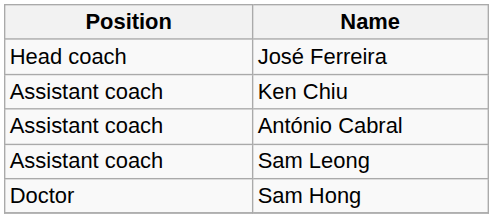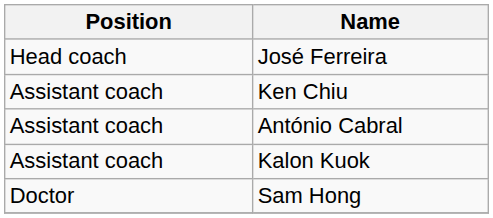- row: (314, 160)
+ row: (314, 160)
